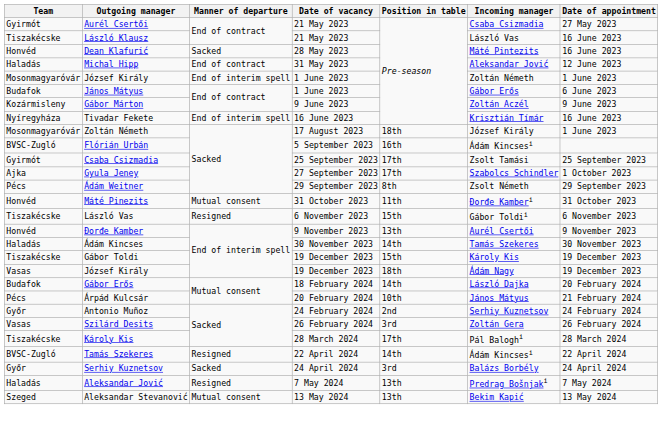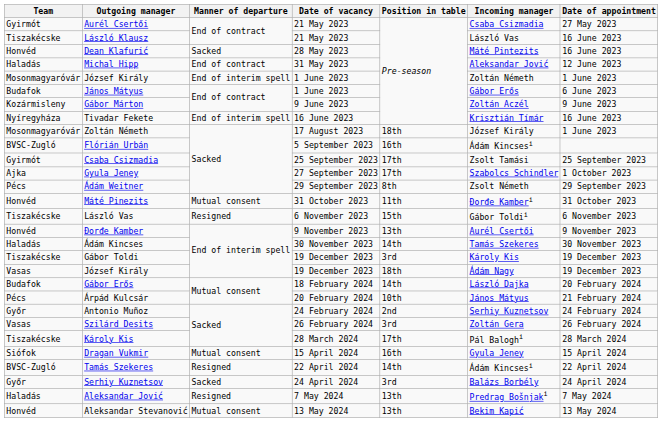(392, 258) 15th -> (389, 258) 3rd
+ row: (116, 353)
(21, 397) Szeged -> (21, 411) Honvéd
